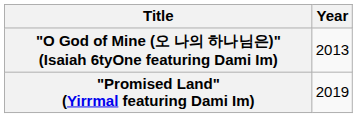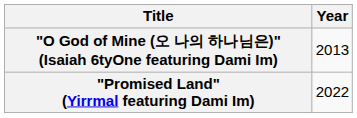(332, 92) 2019 -> (332, 92) 2022
